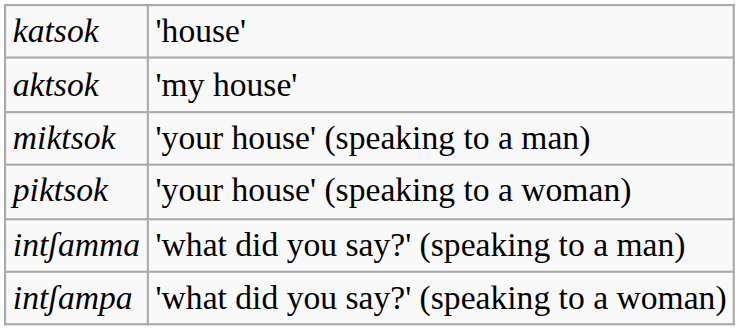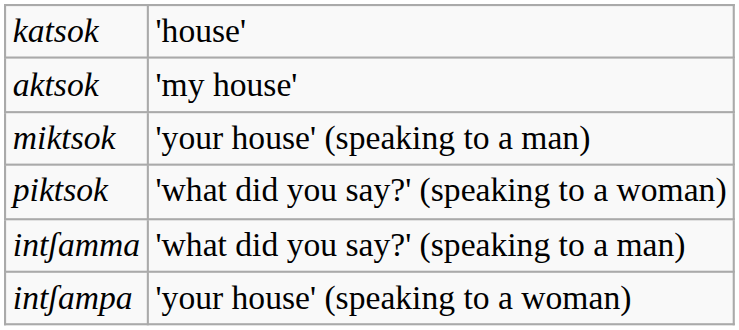(393, 191) 'your house' (speaking to a woman) -> (441, 191) 'what did you say?' (speaking to a woman)
(441, 297) 'what did you say?' (speaking to a woman) -> (393, 297) 'your house' (speaking to a woman)
